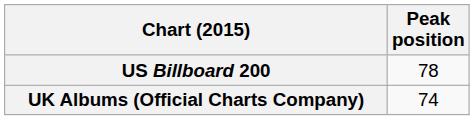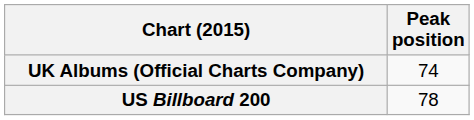rows swapped: (196, 70) <-> (196, 99)
